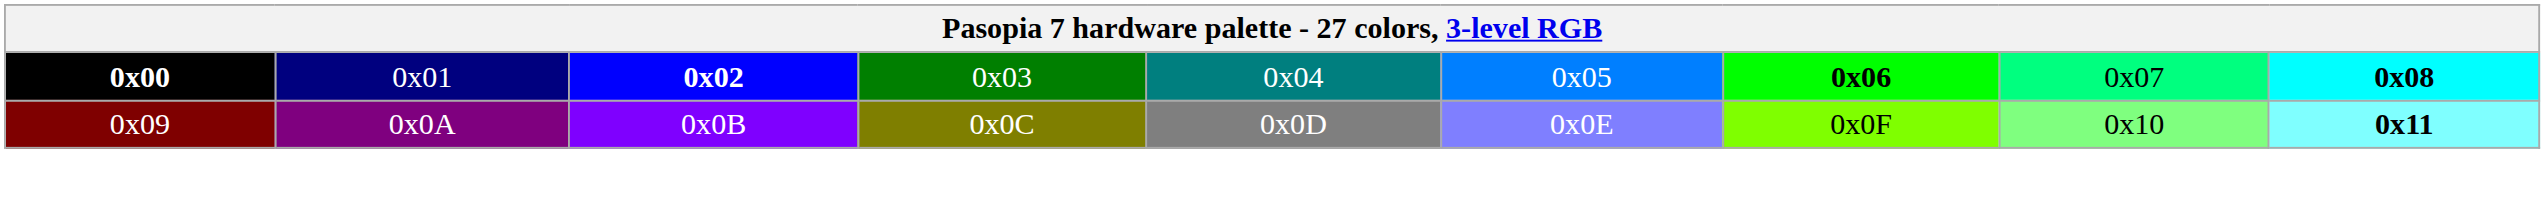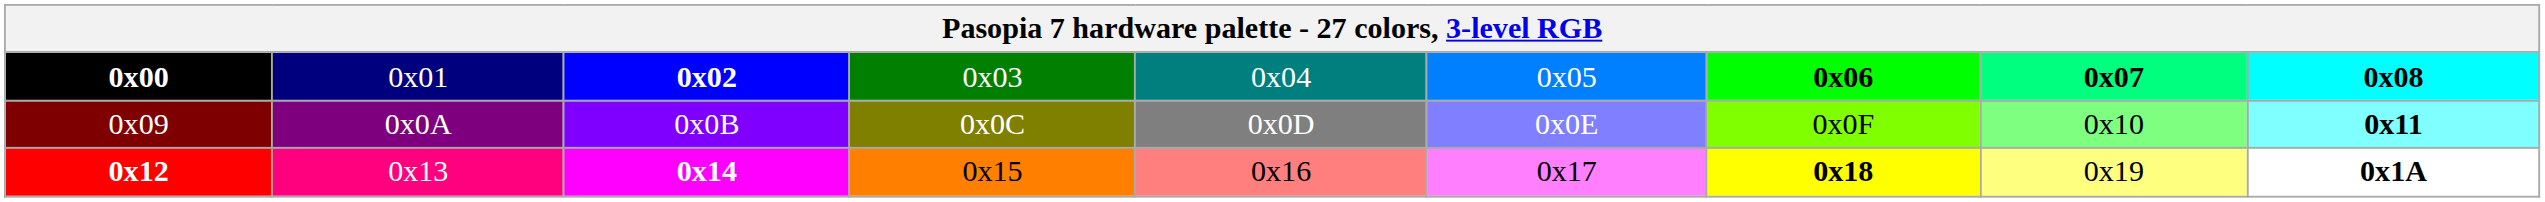(2134, 76) normal -> (2114, 76) bold
+ row: (139, 171)
